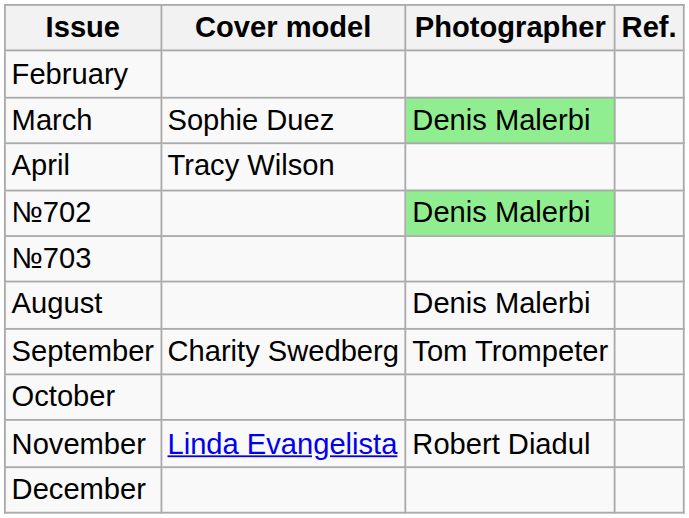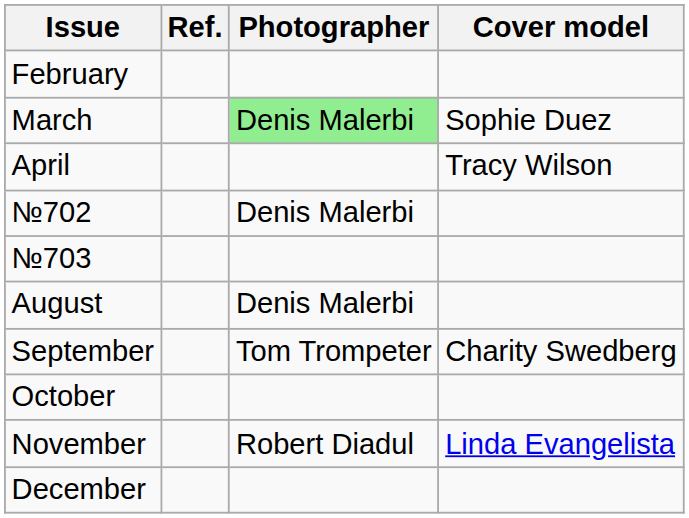columns swapped: (283, 27) <-> (649, 27)
(501, 212) lightgreen background -> (325, 212) no background
